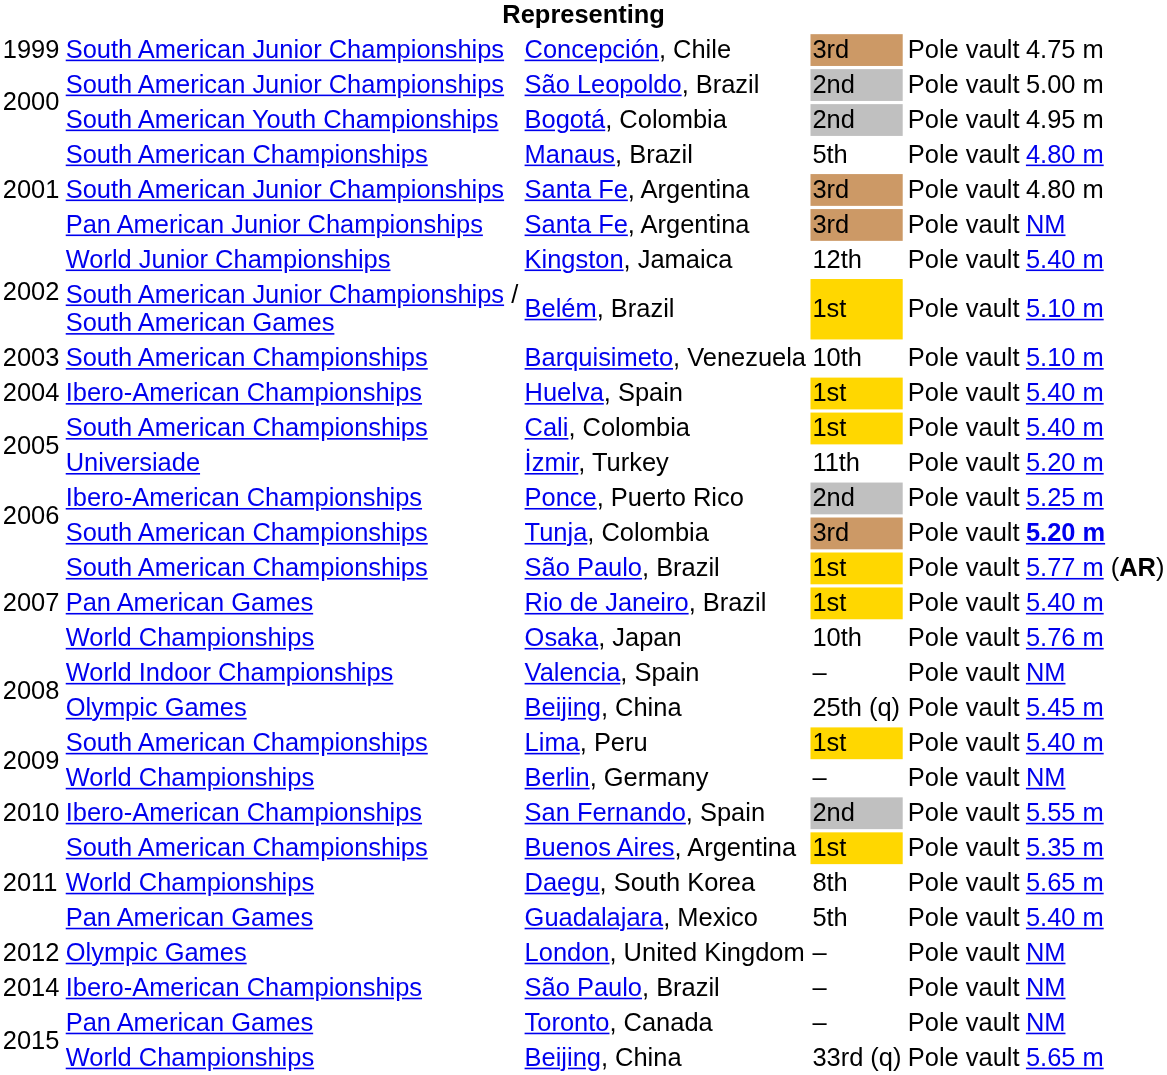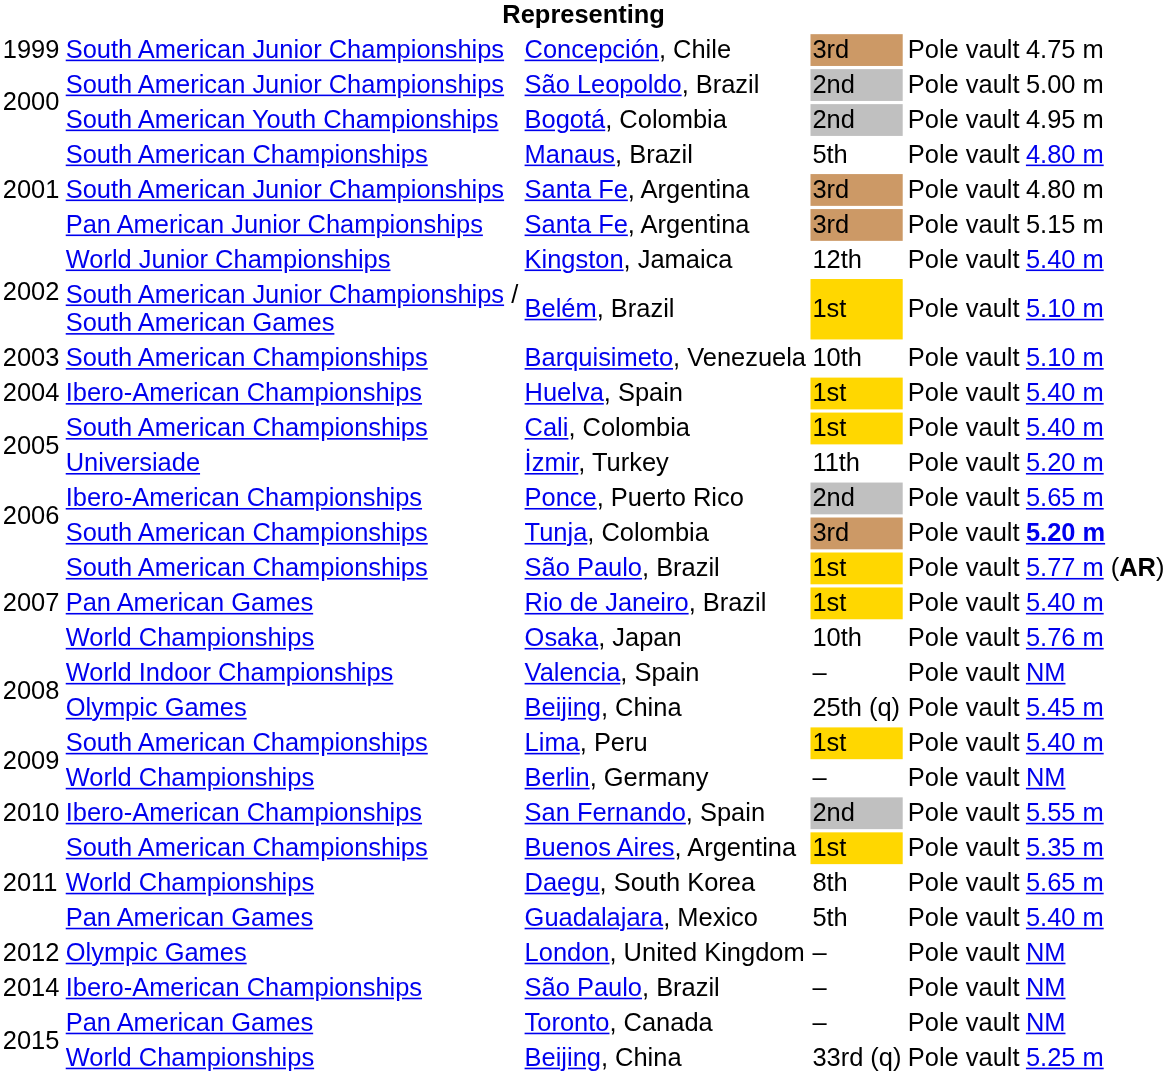(1046, 224) NM -> (1065, 224) 5.15 m
(1065, 498) 5.25 m -> (1065, 498) 5.65 m
(1065, 1057) 5.65 m -> (1065, 1057) 5.25 m
